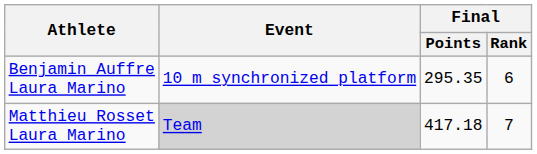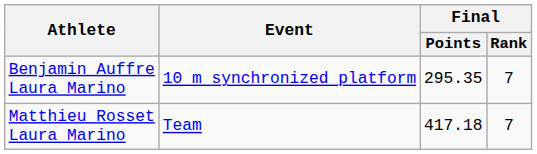(509, 79) 6 -> (509, 79) 7
(182, 126) lightgrey background -> (182, 126) no background
